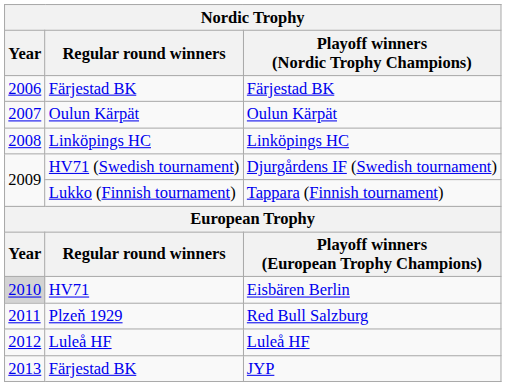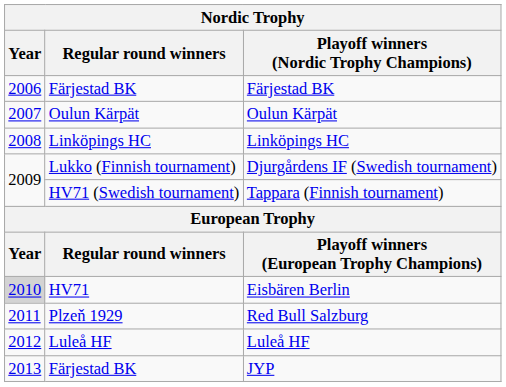(144, 166) HV71 (Swedish tournament) -> (142, 166) Lukko (Finnish tournament)
(142, 192) Lukko (Finnish tournament) -> (144, 192) HV71 (Swedish tournament)
